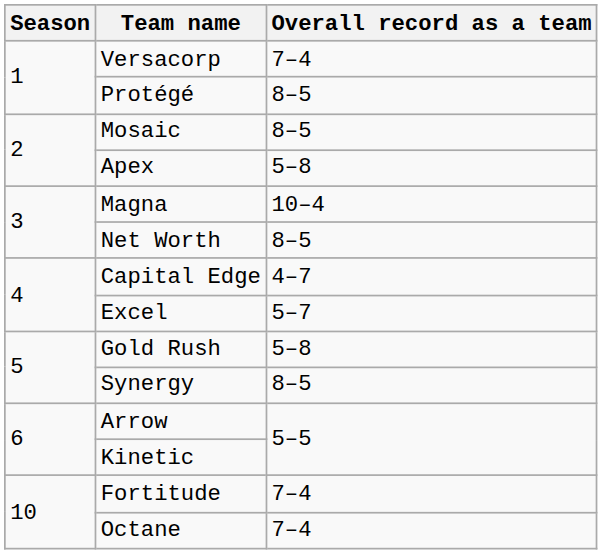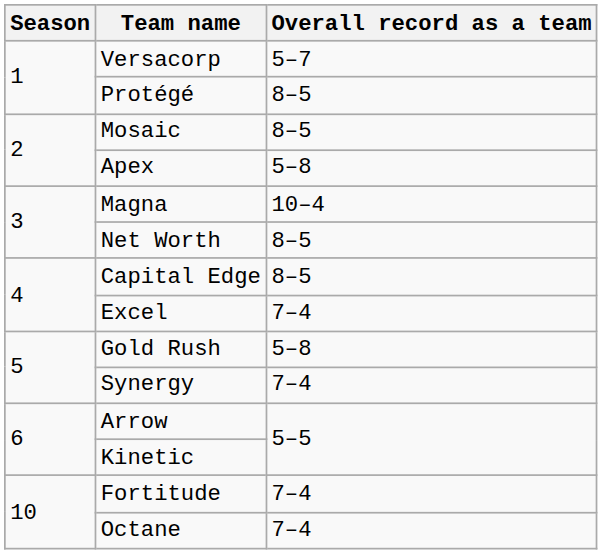(291, 59) 7–4 -> (291, 59) 5–7
(291, 277) 4–7 -> (291, 277) 8–5
(291, 313) 5–7 -> (291, 313) 7–4
(291, 385) 8–5 -> (291, 385) 7–4
